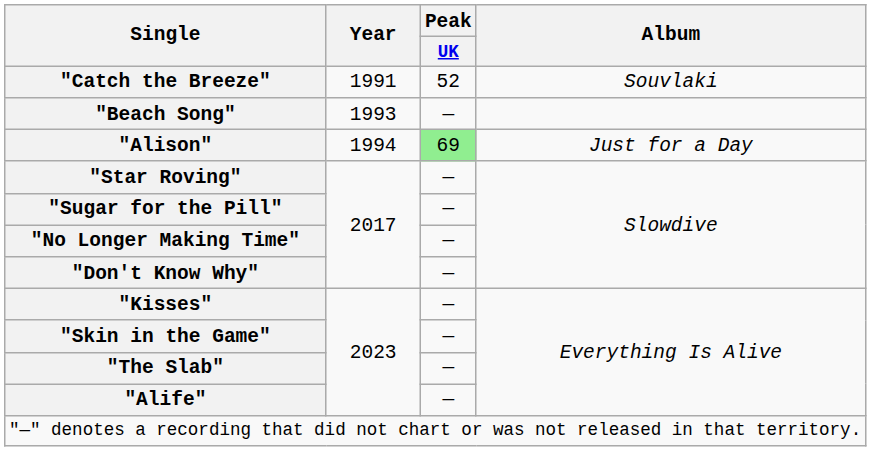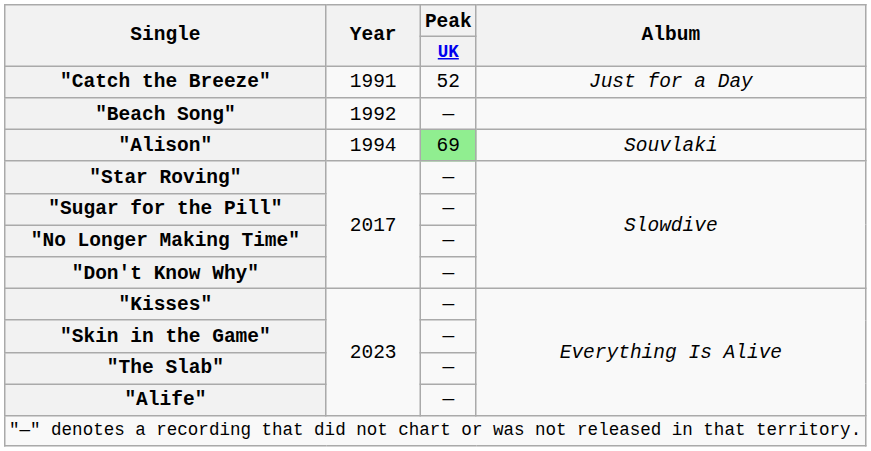(671, 82) Souvlaki -> (671, 82) Just for a Day
(373, 114) 1993 -> (373, 114) 1992
(671, 145) Just for a Day -> (671, 145) Souvlaki
